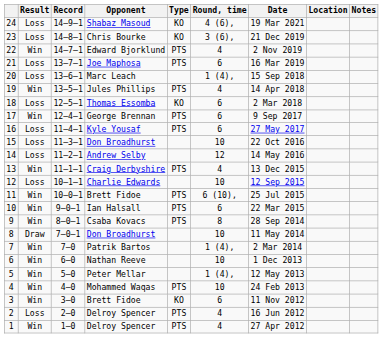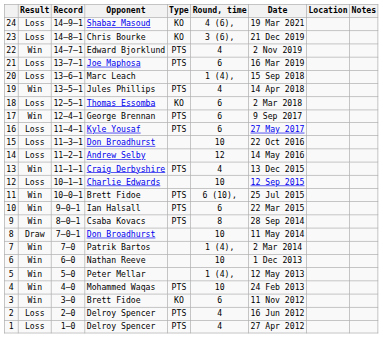(35, 327) Win -> (35, 327) Loss
